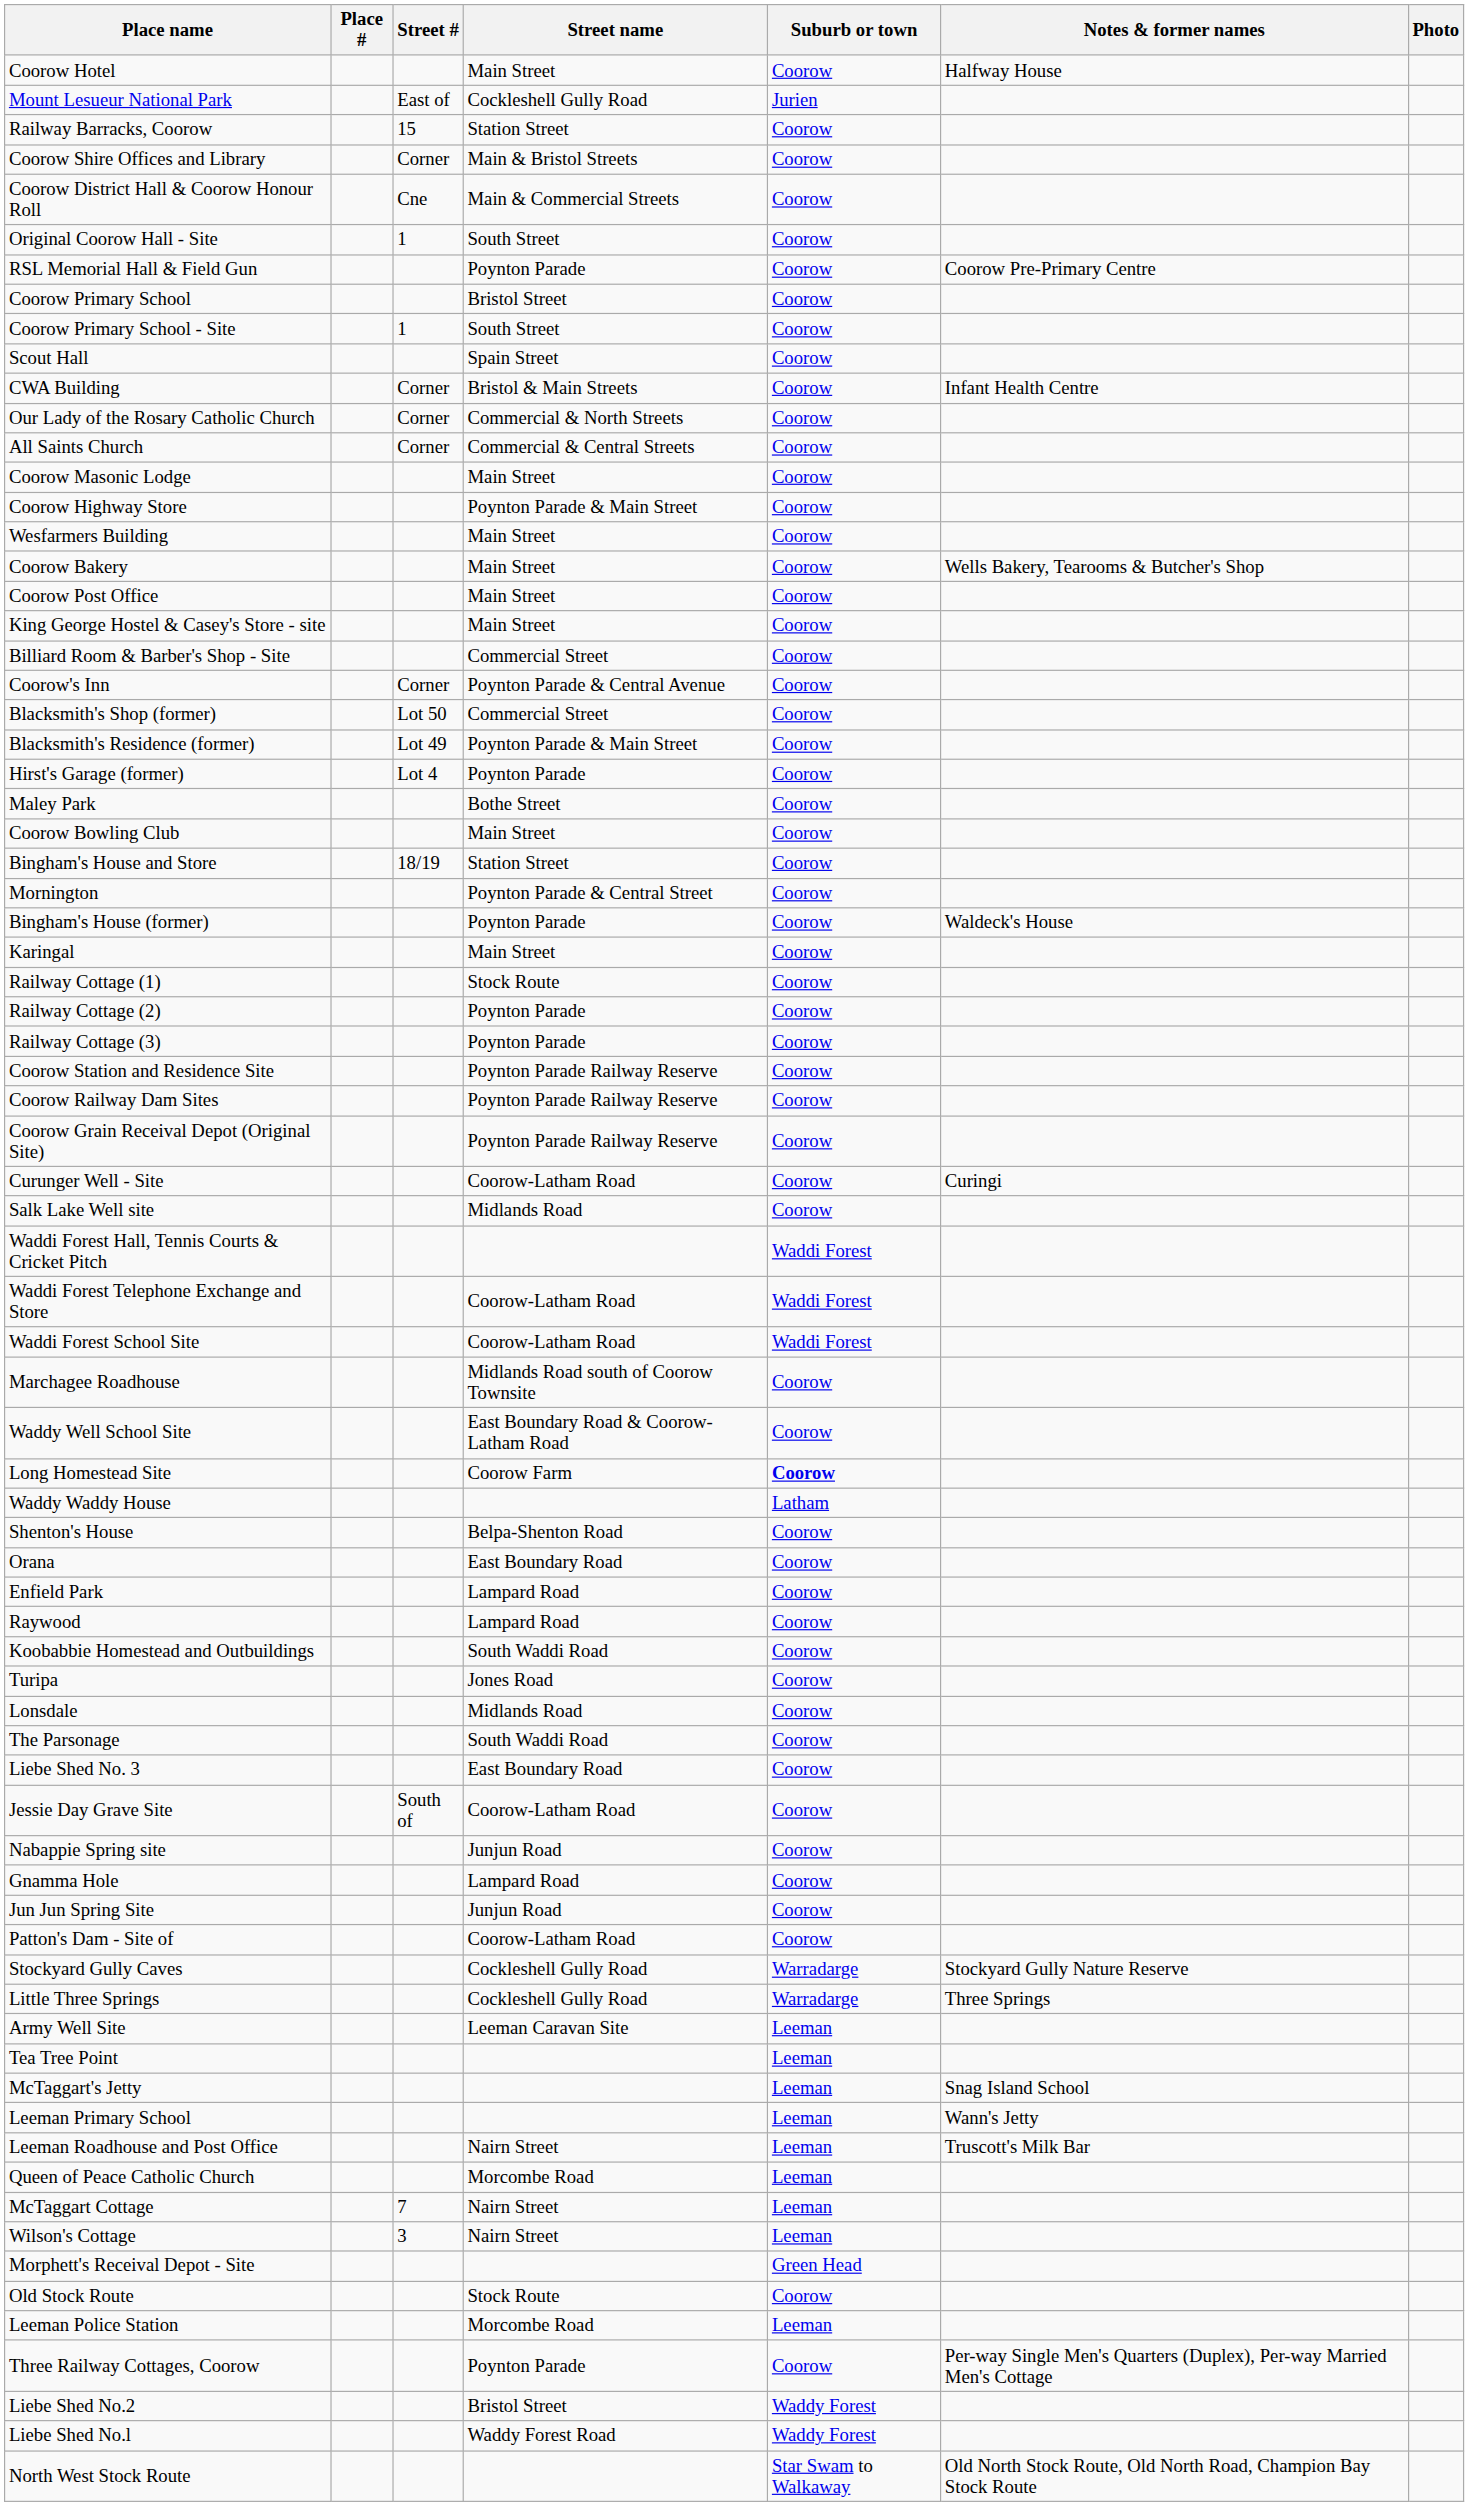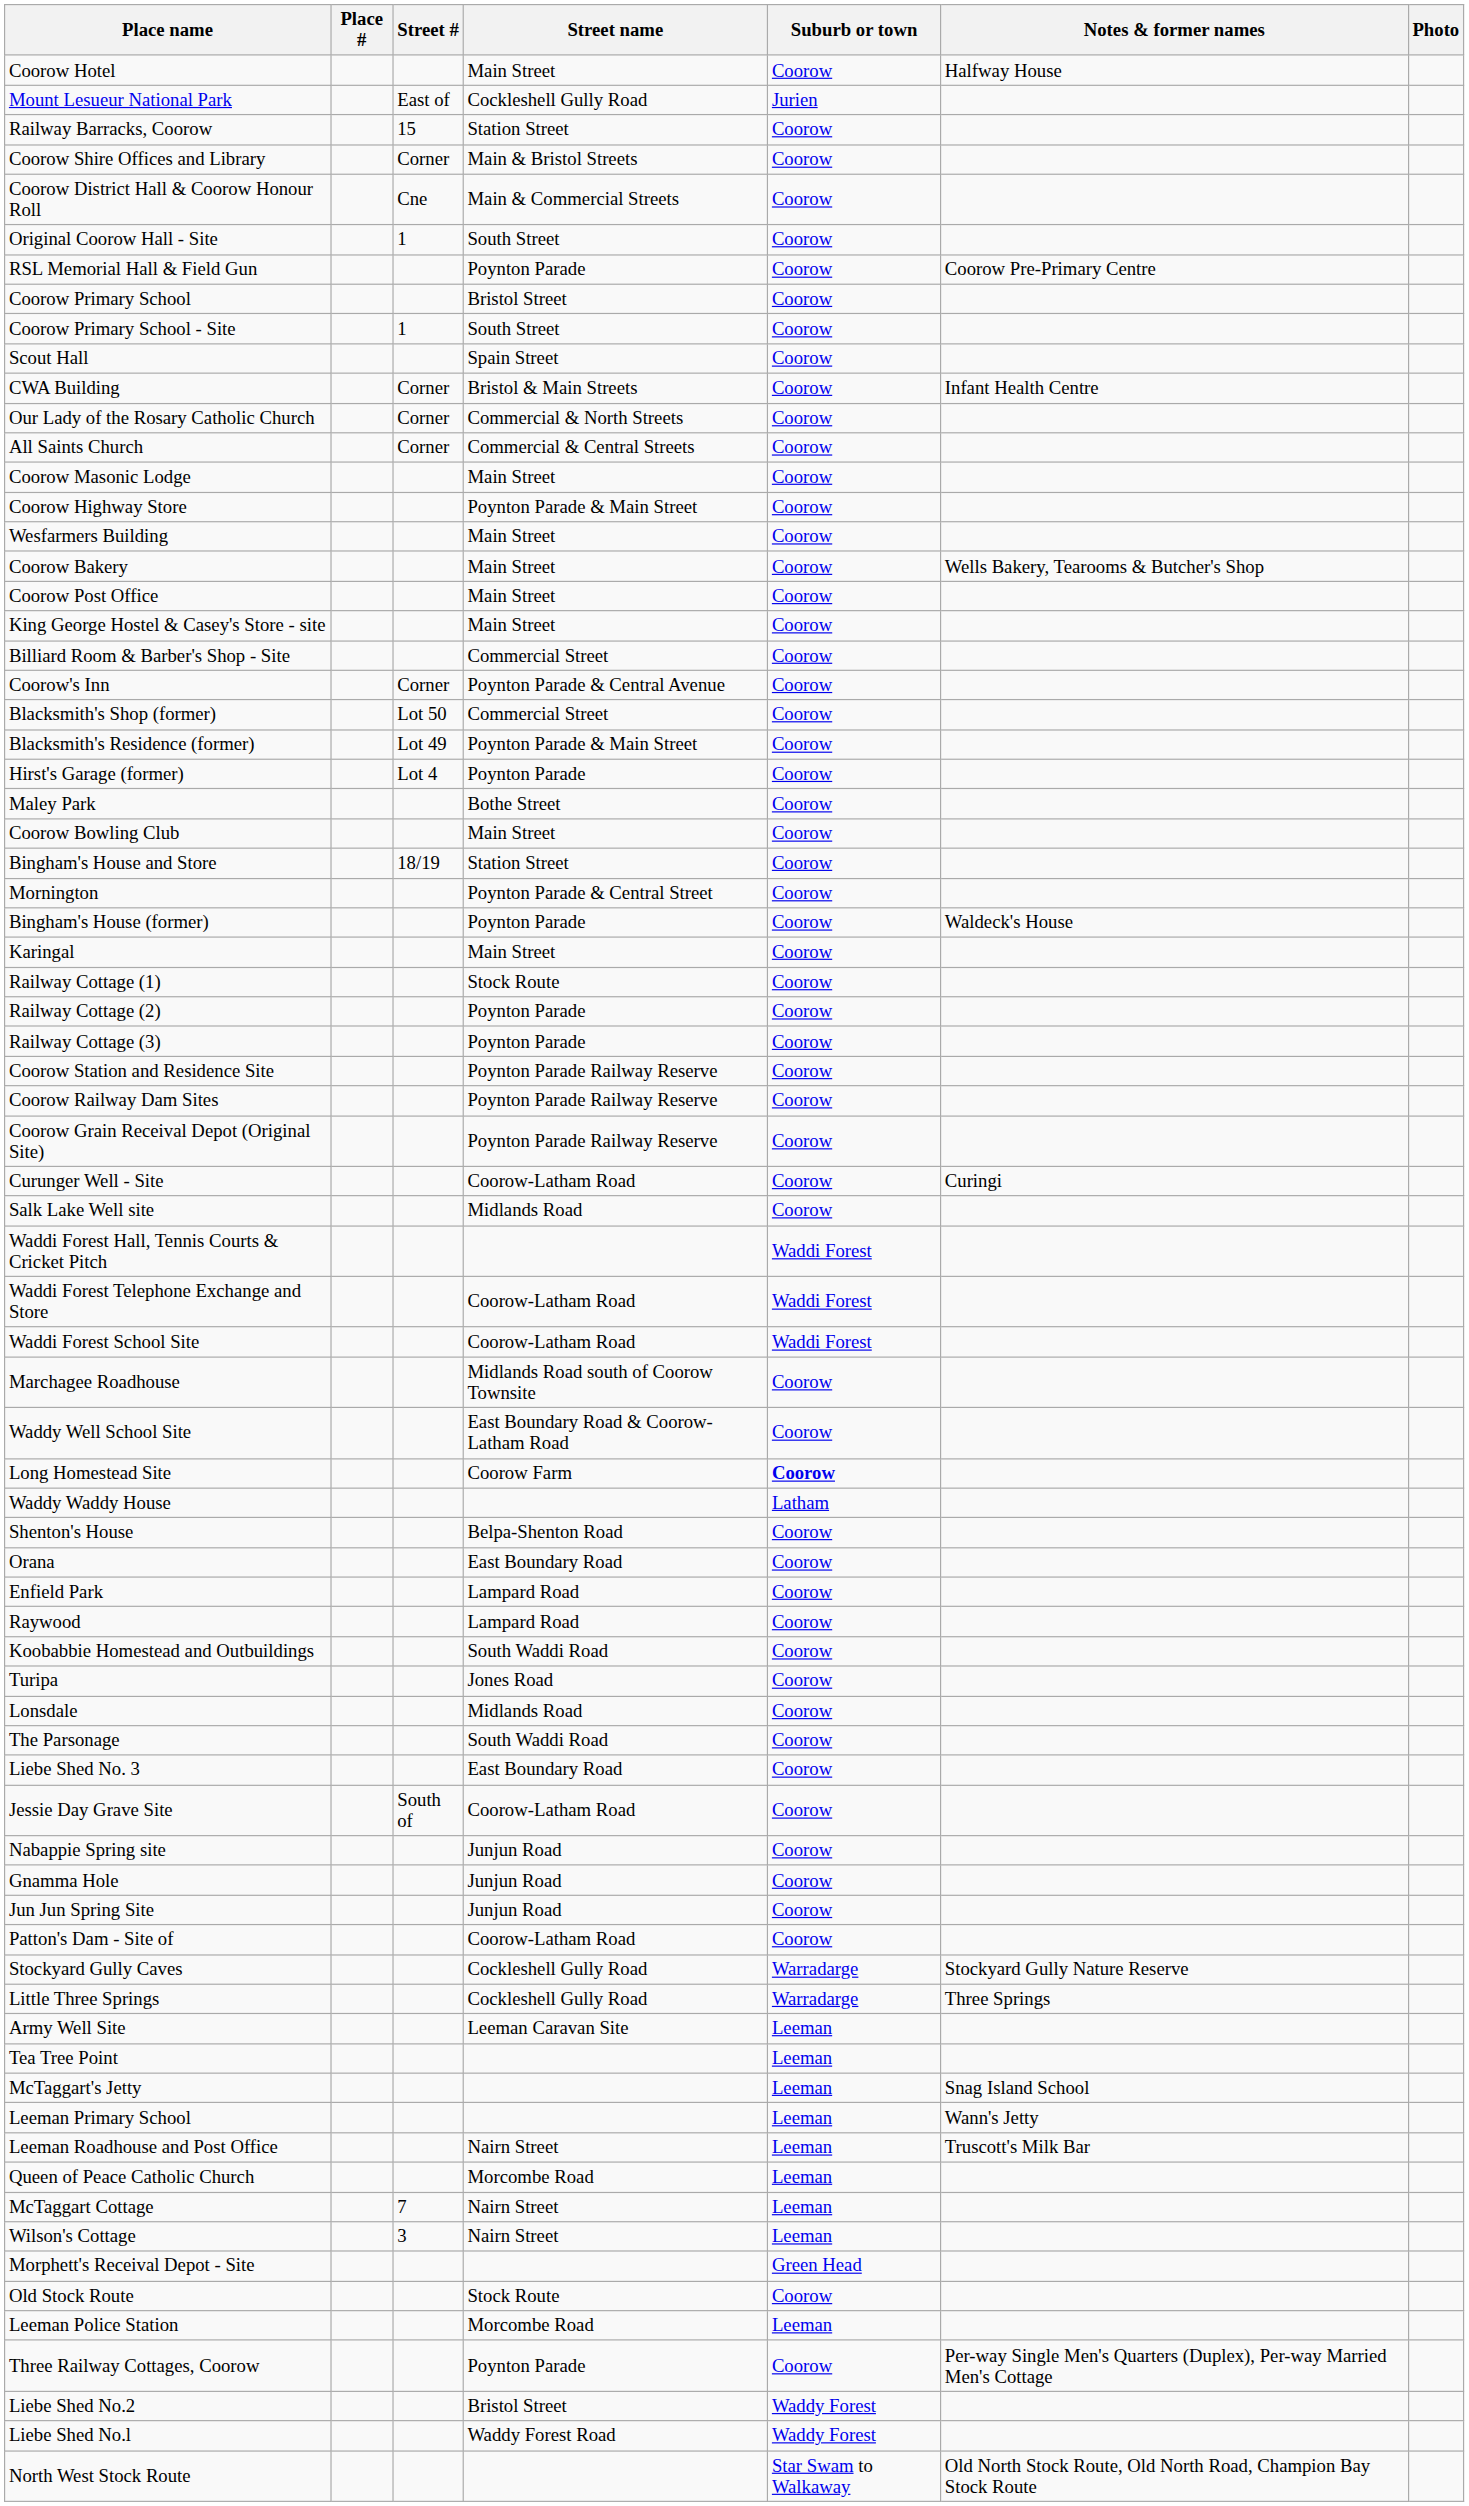(523, 1880) Lampard Road -> (514, 1880) Junjun Road
